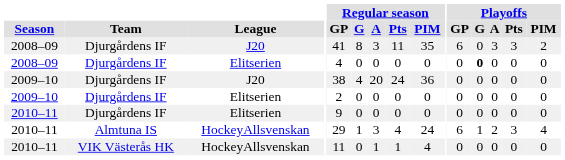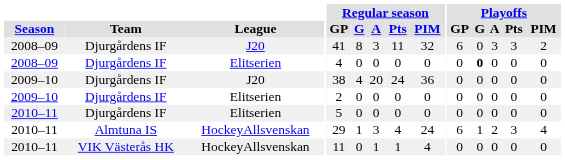(427, 46) 35 -> (427, 46) 32
(339, 113) 9 -> (339, 113) 5
